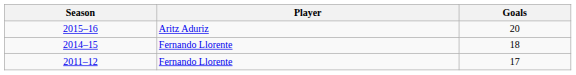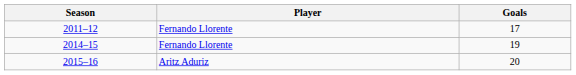rows swapped: (80, 62) <-> (80, 29)
(515, 45) 18 -> (515, 45) 19
